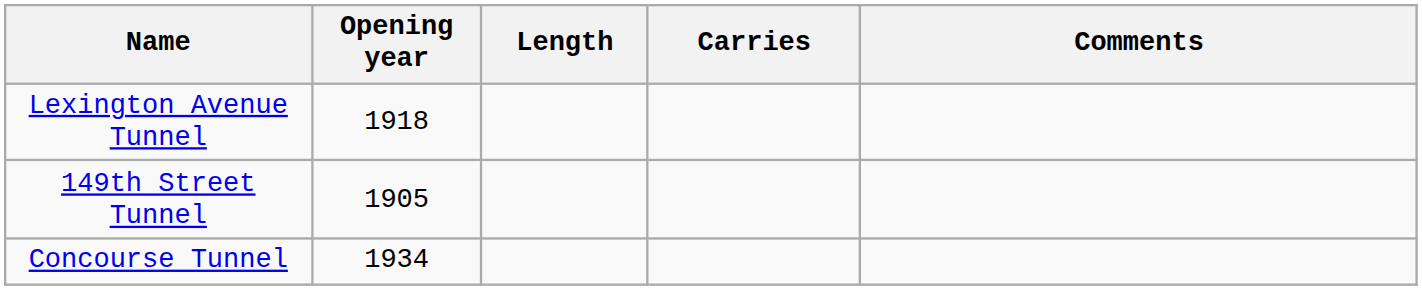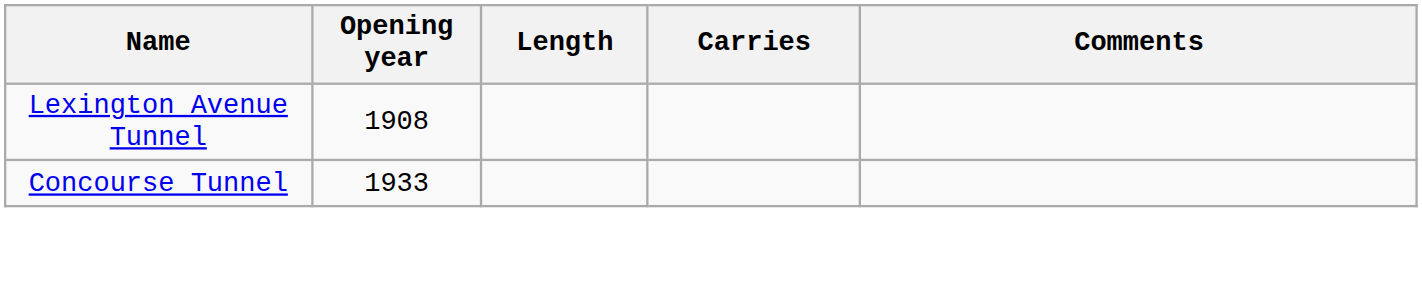(397, 121) 1918 -> (397, 121) 1908
- row: (158, 199)
(397, 261) 1934 -> (397, 183) 1933
